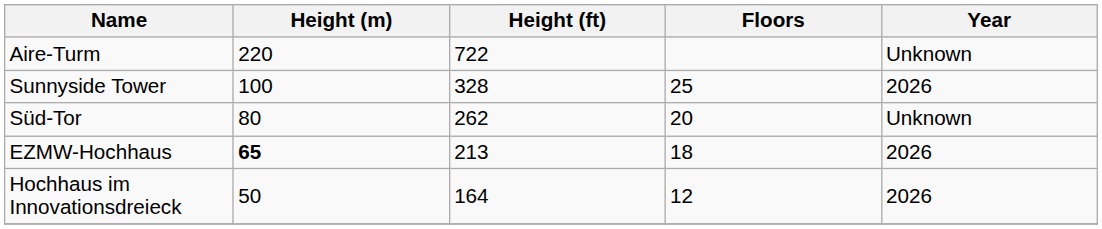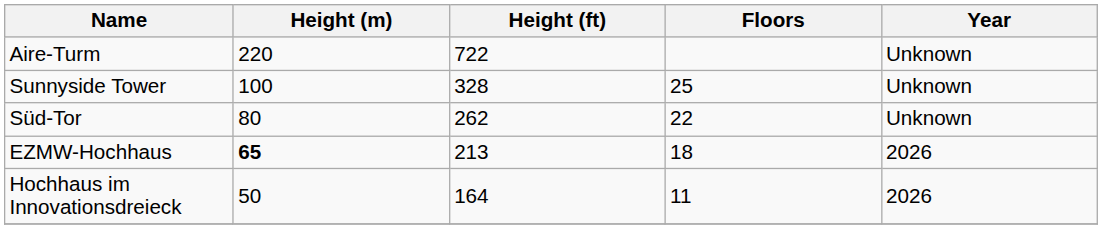(909, 86) 2026 -> (929, 86) Unknown
(682, 119) 20 -> (682, 119) 22
(682, 196) 12 -> (681, 196) 11
